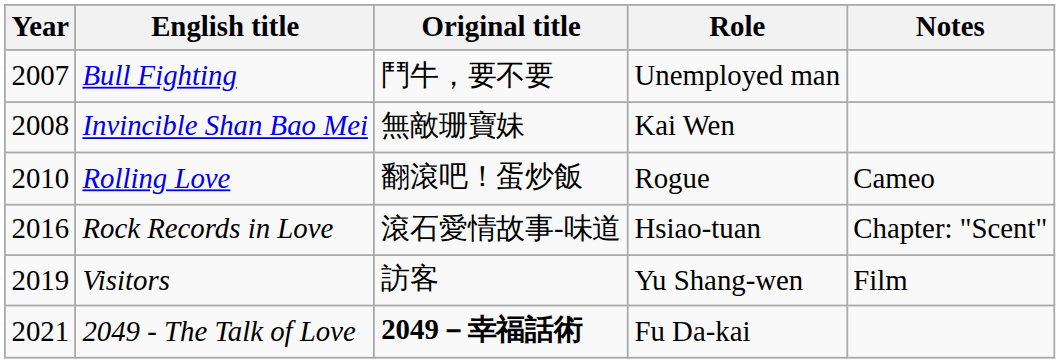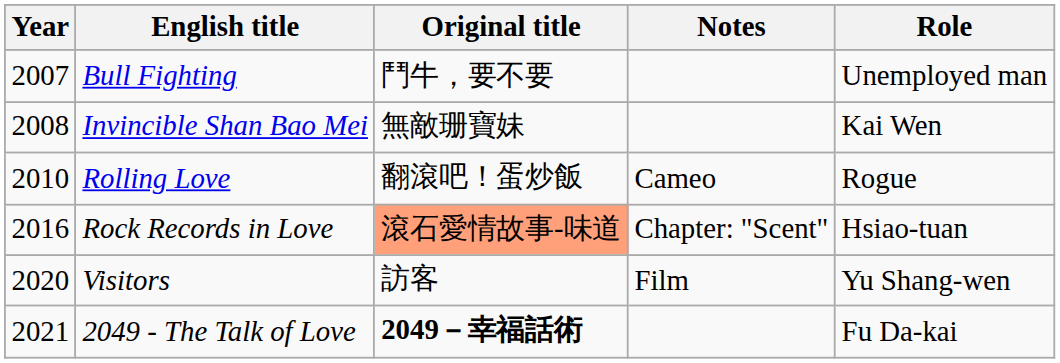columns swapped: (737, 27) <-> (950, 27)
(501, 228) no background -> (501, 228) lightsalmon background
(40, 280) 2019 -> (40, 280) 2020
